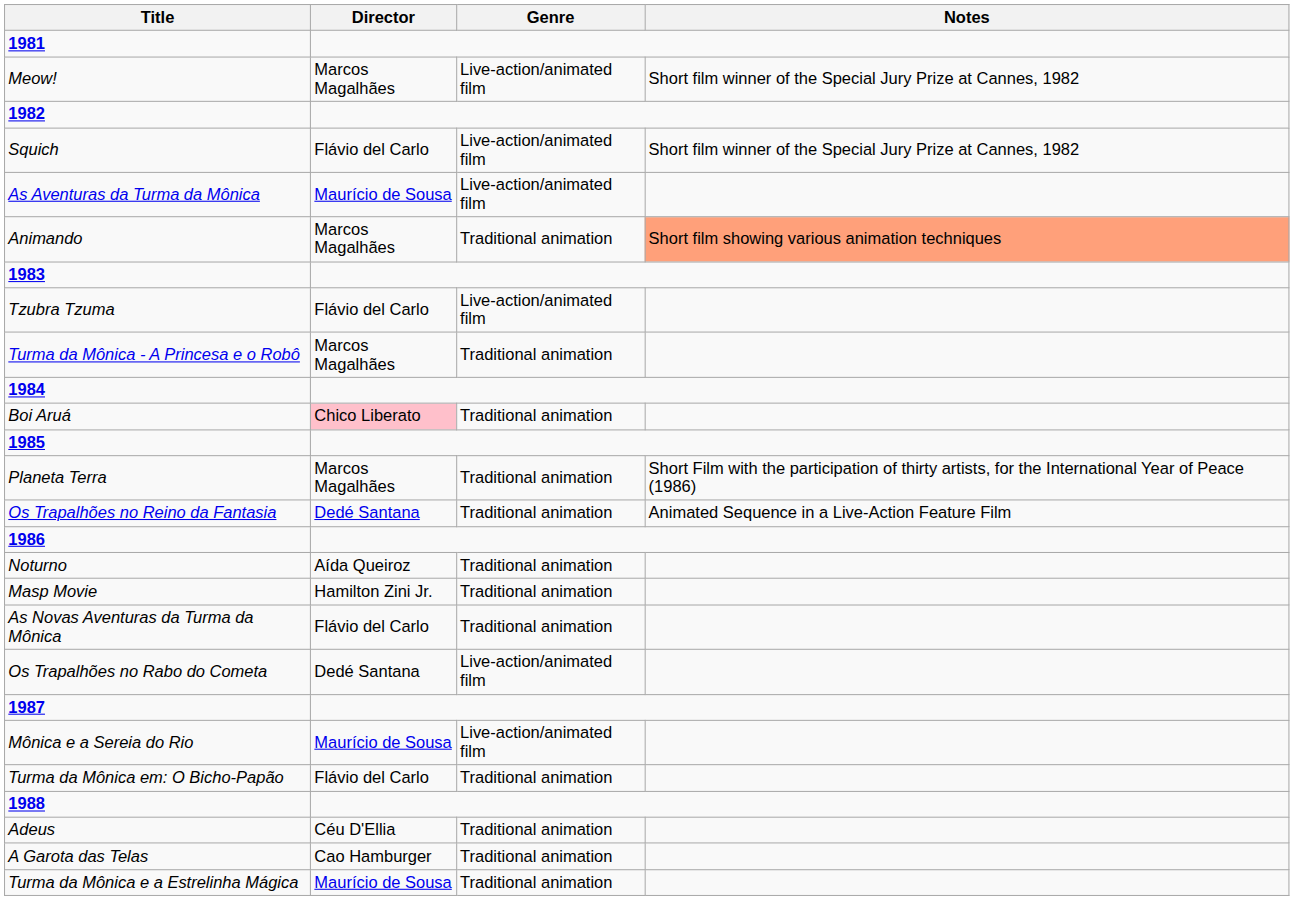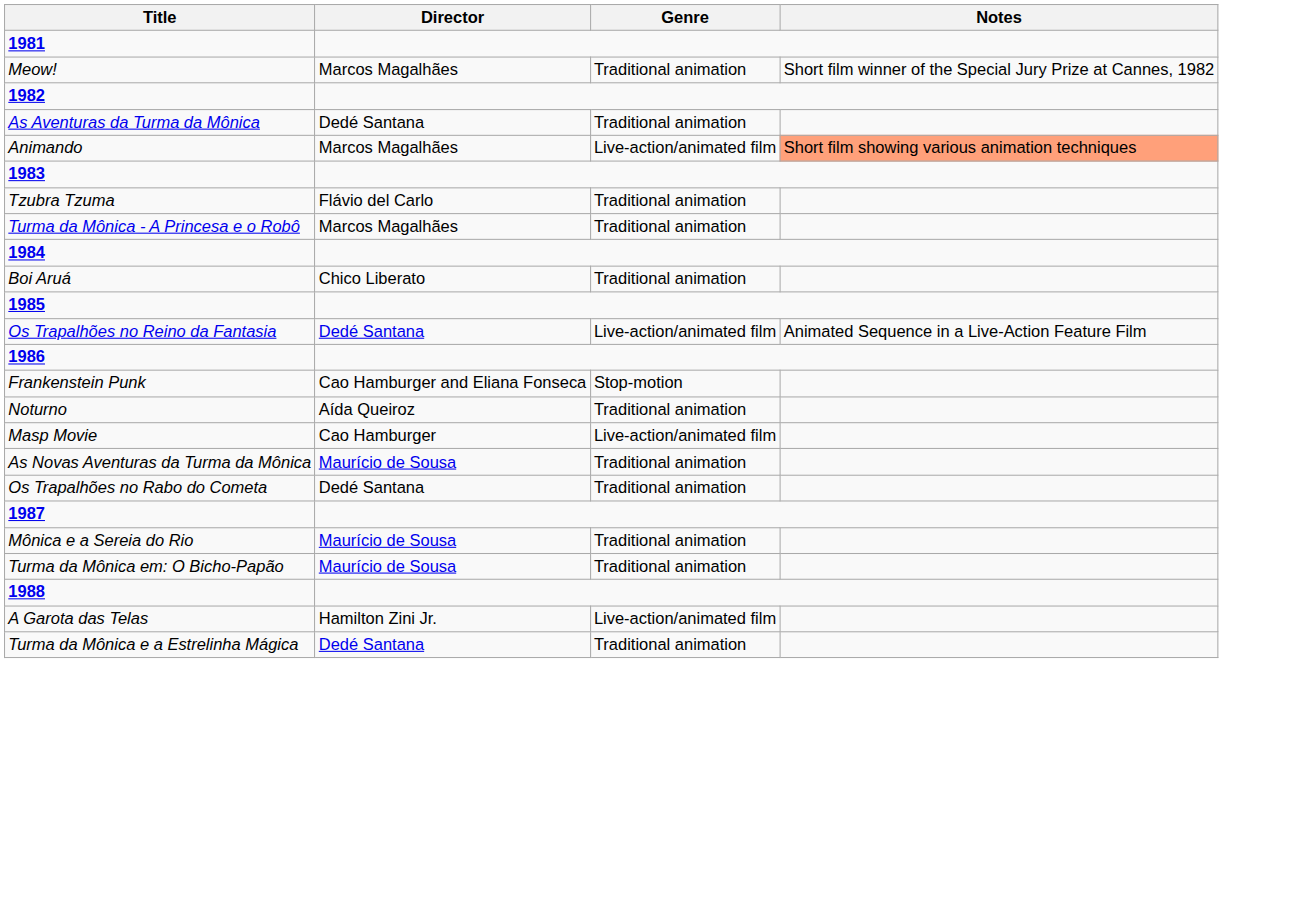(536, 79) Live-action/animated film -> (670, 69) Traditional animation
- row: (34, 149)
(383, 194) Maurício de Sousa -> (371, 122) Dedé Santana
(536, 194) Live-action/animated film -> (670, 122) Traditional animation
(536, 239) Traditional animation -> (685, 148) Live-action/animated film
(536, 310) Live-action/animated film -> (670, 200) Traditional animation
(368, 416) pink background -> (372, 278) no background
- row: (57, 477)
(536, 513) Traditional animation -> (685, 331) Live-action/animated film
+ row: (77, 383)
(373, 591) Hamilton Zini Jr. -> (377, 435) Cao Hamburger
(536, 591) Traditional animation -> (685, 435) Live-action/animated film
(372, 627) Flávio del Carlo -> (387, 461) Maurício de Sousa
(536, 671) Live-action/animated film -> (670, 488) Traditional animation
(536, 742) Live-action/animated film -> (670, 540) Traditional animation
(372, 777) Flávio del Carlo -> (387, 566) Maurício de Sousa
- row: (32, 830)
(373, 856) Cao Hamburger -> (378, 618) Hamilton Zini Jr.
(536, 856) Traditional animation -> (685, 618) Live-action/animated film
(383, 882) Maurício de Sousa -> (371, 644) Dedé Santana
